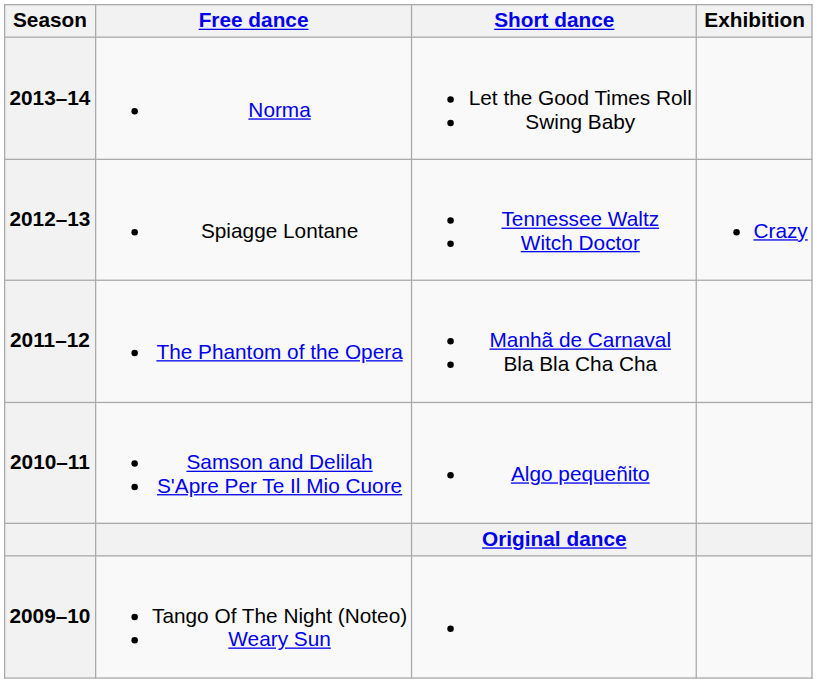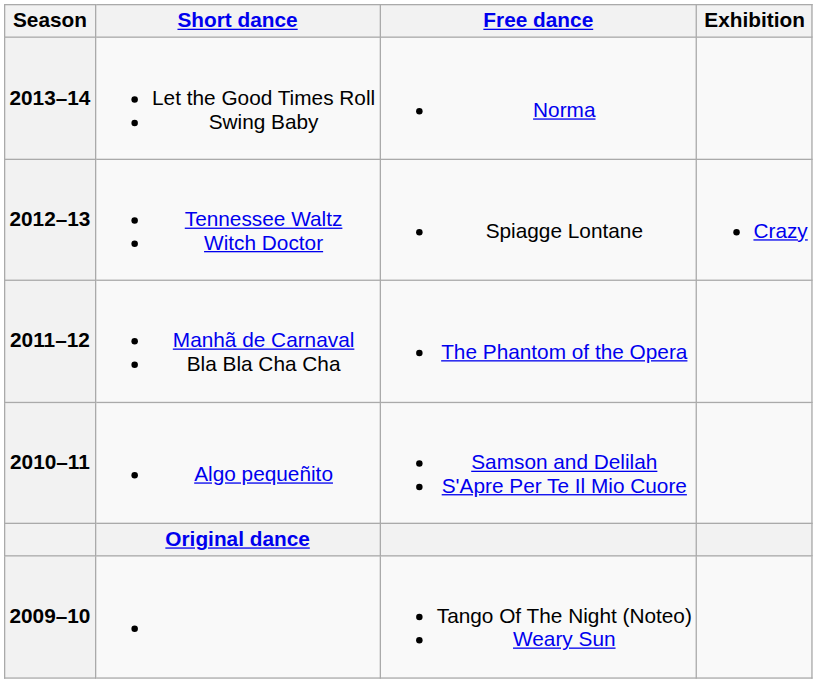columns swapped: (554, 20) <-> (254, 20)
